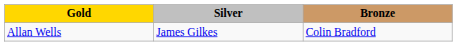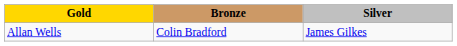columns swapped: (228, 13) <-> (378, 13)
